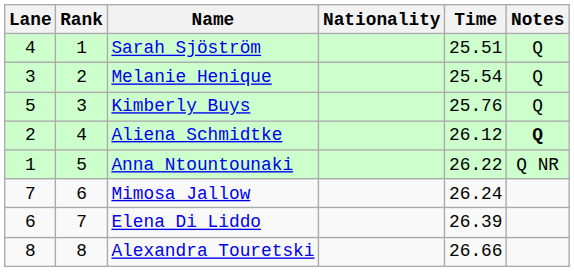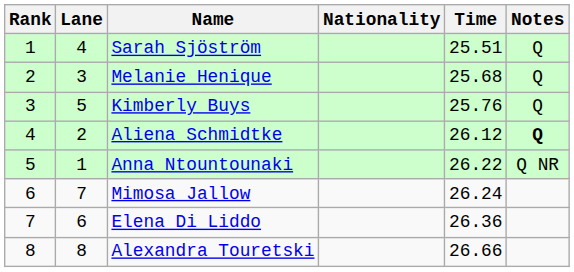columns swapped: (82, 19) <-> (30, 19)
(476, 77) 25.54 -> (476, 77) 25.68
(476, 222) 26.39 -> (476, 222) 26.36
